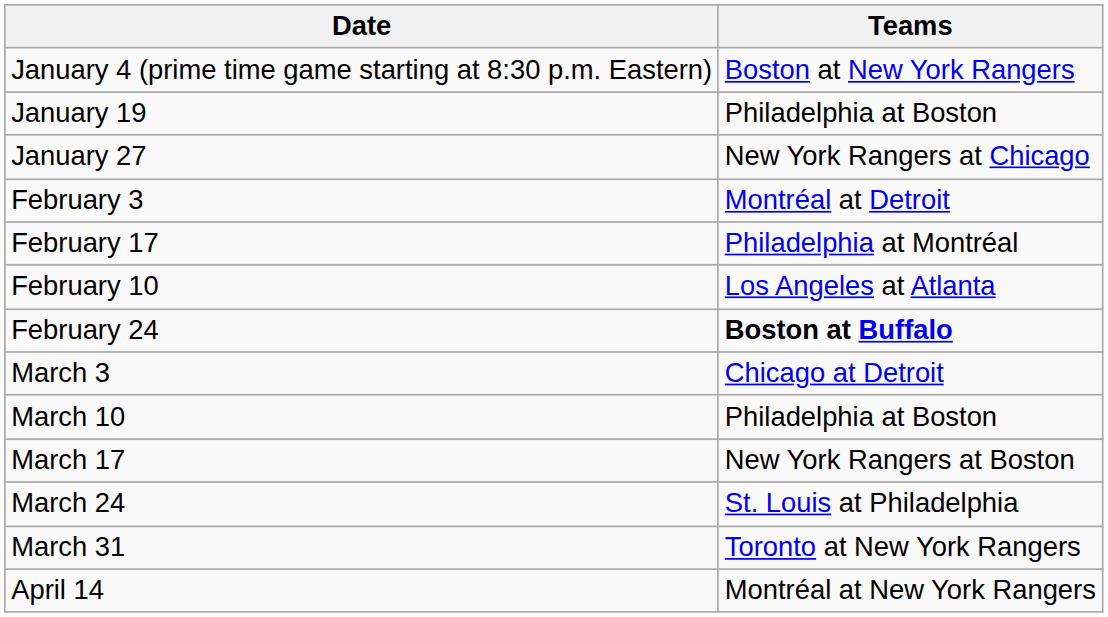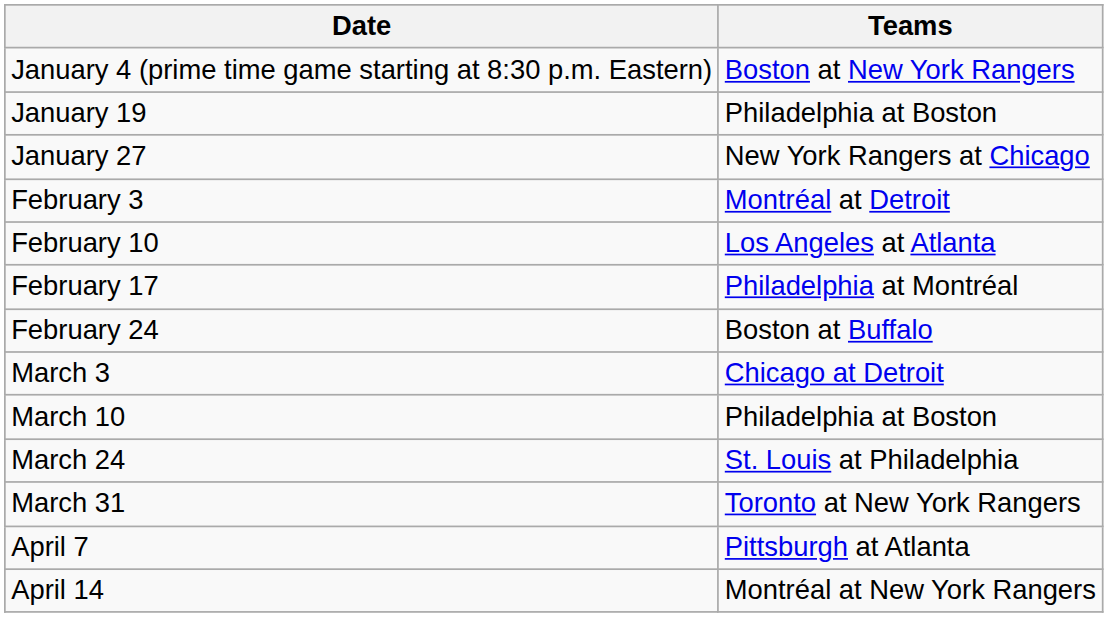rows swapped: (85, 286) <-> (85, 243)
(839, 329) bold -> (829, 329) normal
- row: (68, 460)
+ row: (50, 546)
